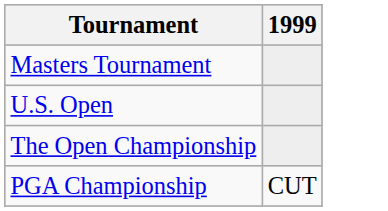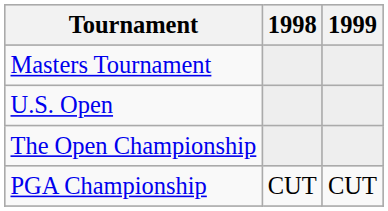+ column: (292, 24)
